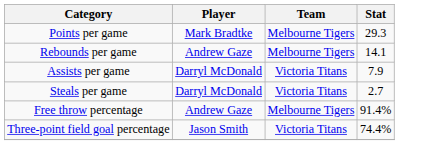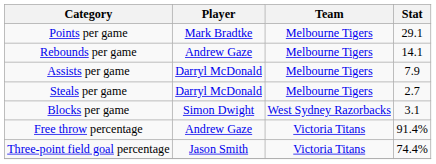(376, 33) 29.3 -> (412, 33) 29.1
(311, 71) Victoria Titans -> (329, 71) Melbourne Tigers
(311, 91) Victoria Titans -> (329, 91) Melbourne Tigers
+ row: (88, 110)
(311, 110) Melbourne Tigers -> (329, 129) Victoria Titans
